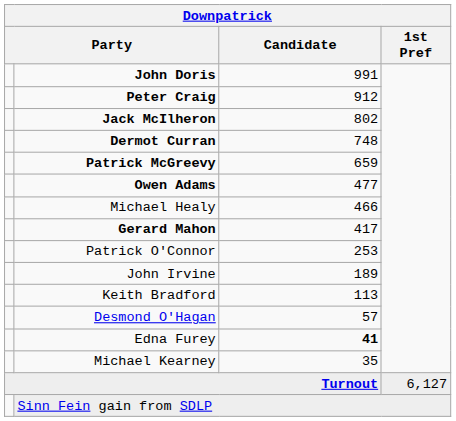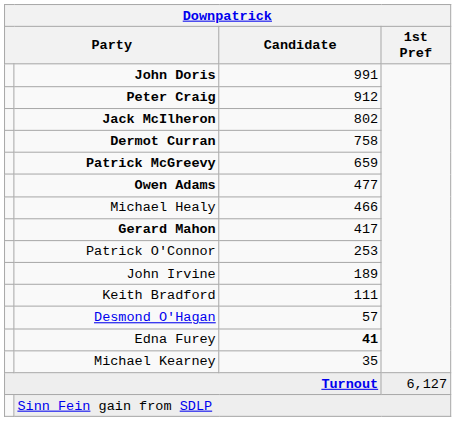(366, 141) 748 -> (366, 141) 758
(366, 296) 113 -> (366, 296) 111
